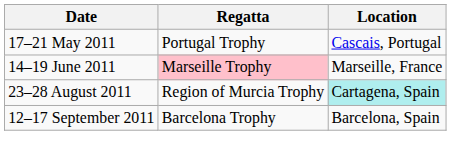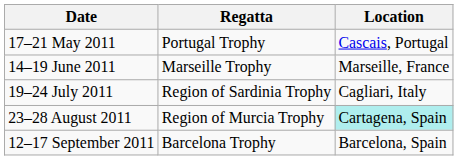(217, 67) pink background -> (217, 67) no background
+ row: (61, 92)
